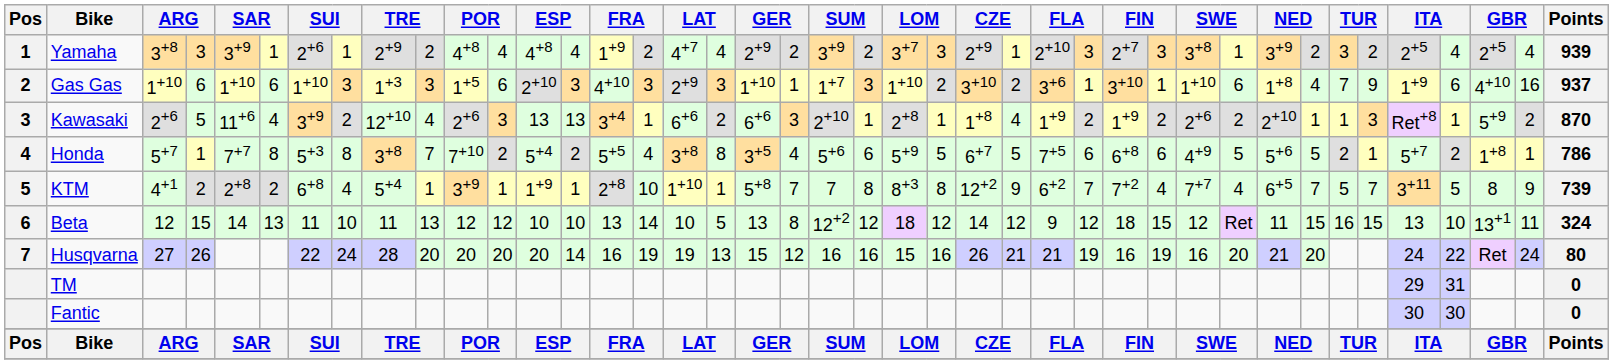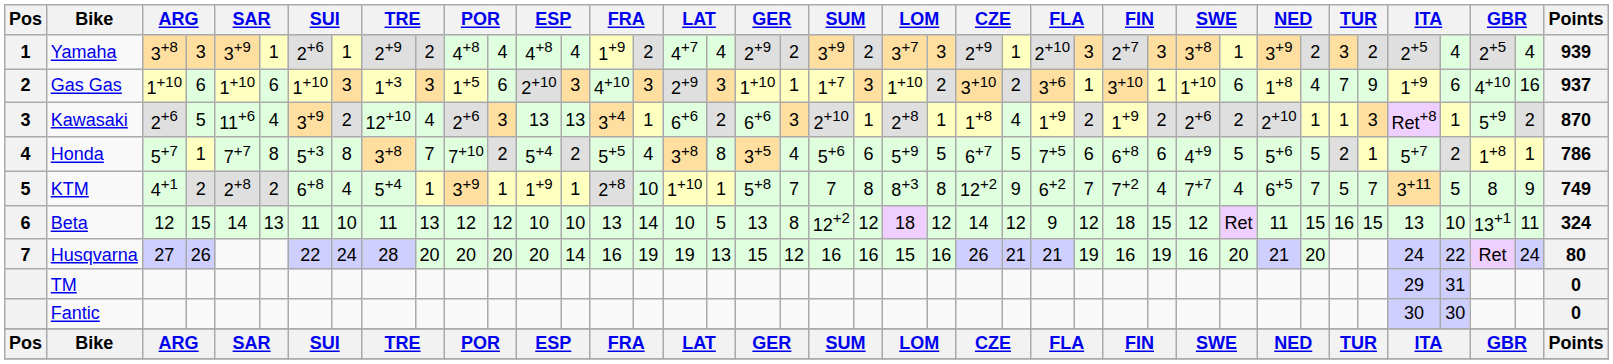(1576, 188) 739 -> (1576, 188) 749
